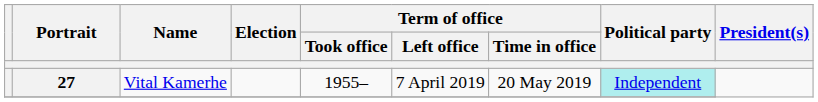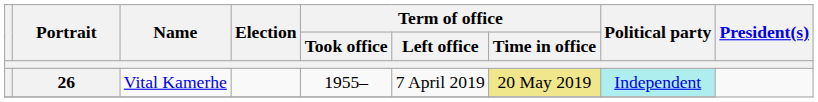(66, 82) 27 -> (66, 82) 26
(544, 82) no background -> (544, 82) khaki background
